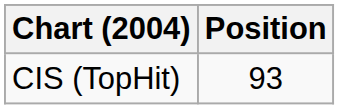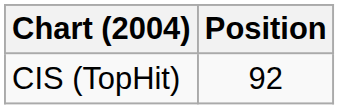(266, 77) 93 -> (266, 77) 92
